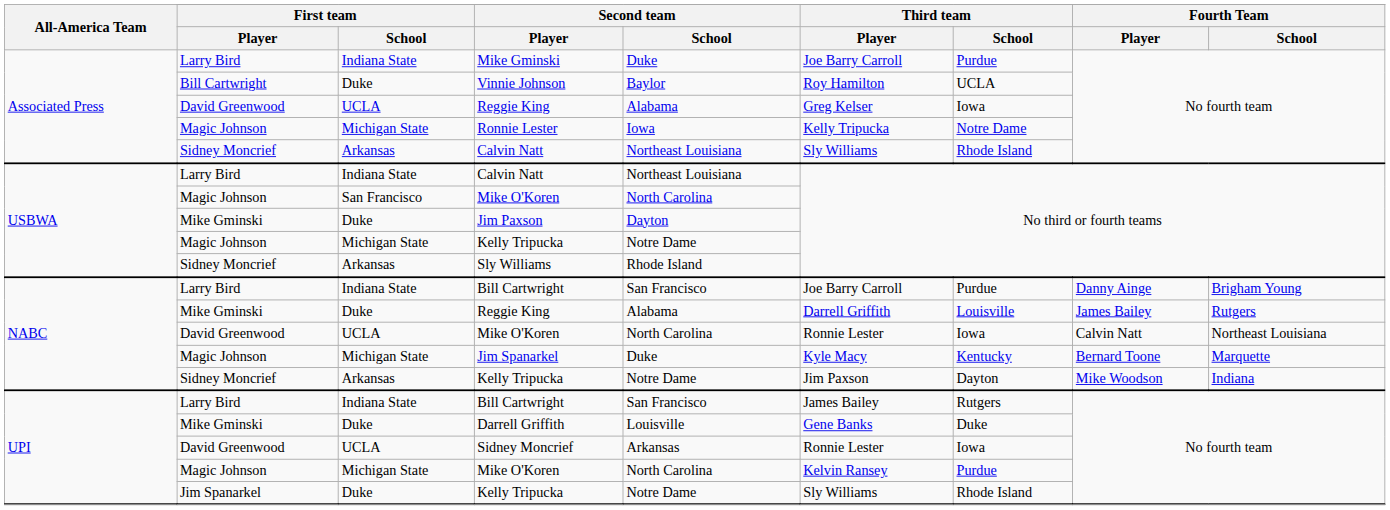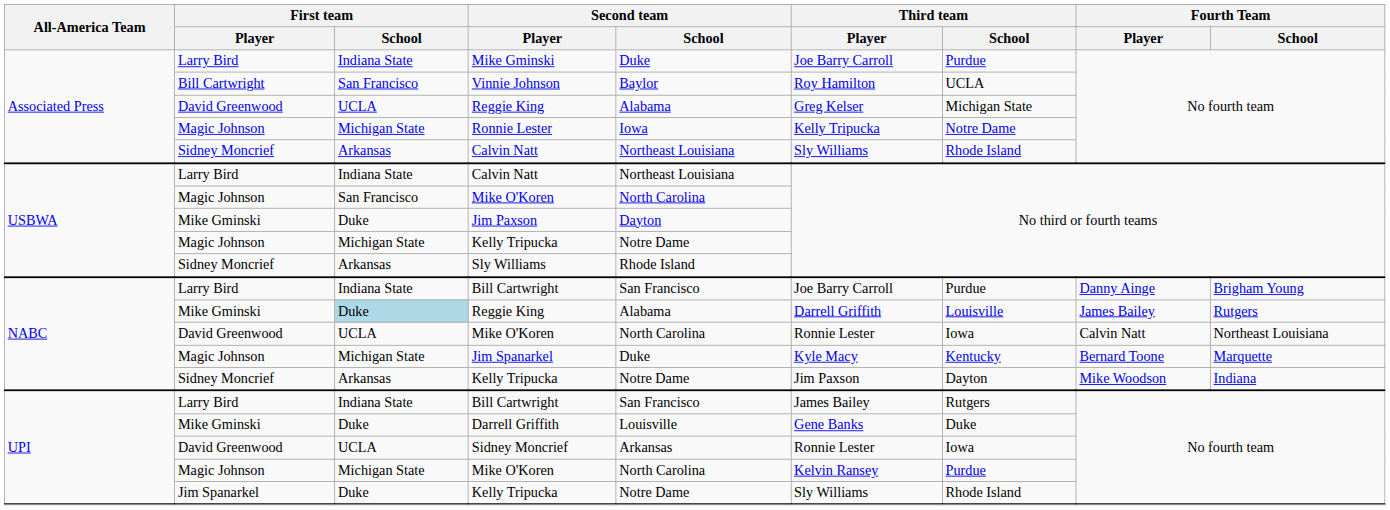(357, 83) Duke -> (378, 83) San Francisco
(971, 106) Iowa -> (989, 106) Michigan State
(357, 311) no background -> (353, 311) lightblue background
